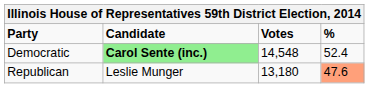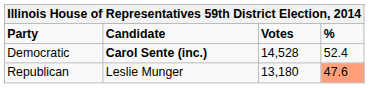(156, 53) lightgreen background -> (156, 53) no background
(280, 53) 14,548 -> (280, 53) 14,528
